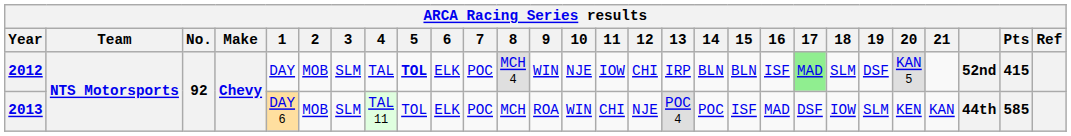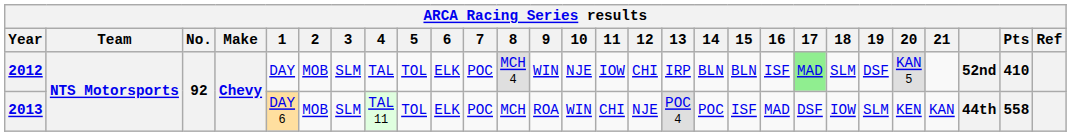(414, 71) bold -> (414, 71) normal
(1016, 71) 415 -> (1016, 71) 410
(1016, 110) 585 -> (1016, 110) 558
